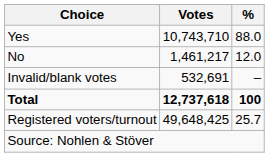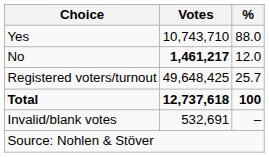(200, 57) normal -> (200, 57) bold
rows swapped: (62, 78) <-> (82, 120)
